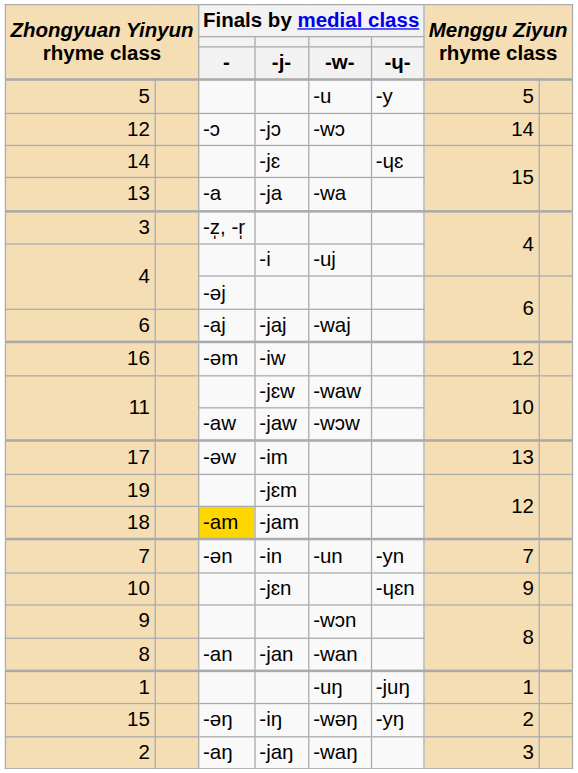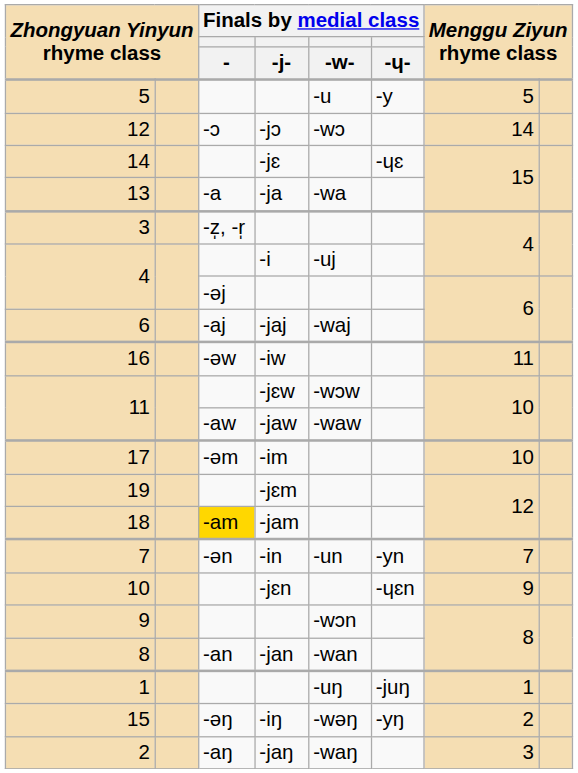(221, 358) -əm -> (220, 358) -əw
(523, 358) 12 -> (523, 358) 11
(337, 391) -waw -> (336, 391) -wɔw
(336, 423) -wɔw -> (337, 423) -waw
(220, 457) -əw -> (221, 457) -əm
(523, 457) 13 -> (523, 457) 10
